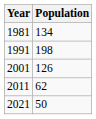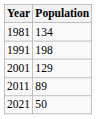(44, 68) 126 -> (44, 68) 129
(41, 86) 62 -> (41, 86) 89
